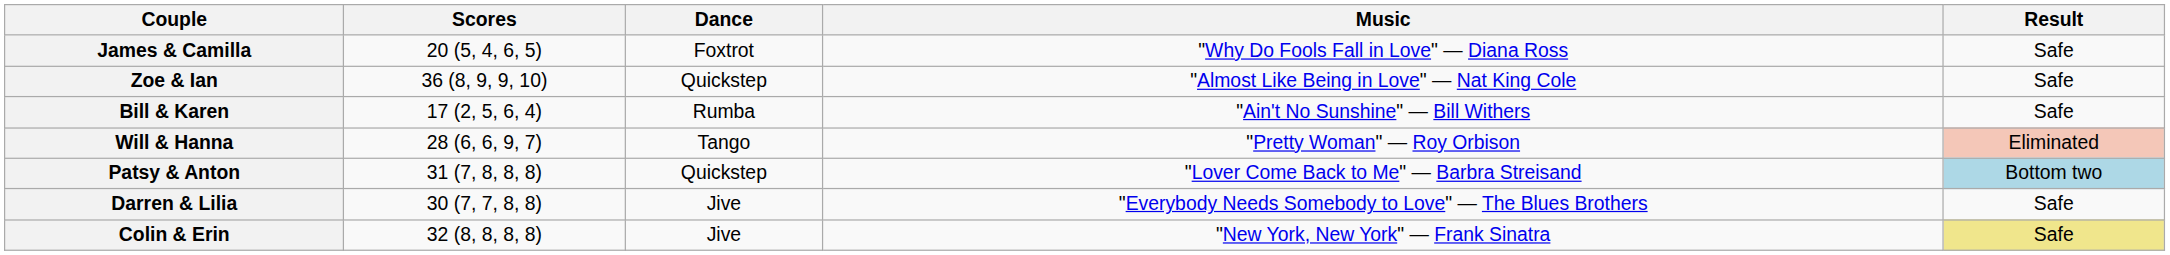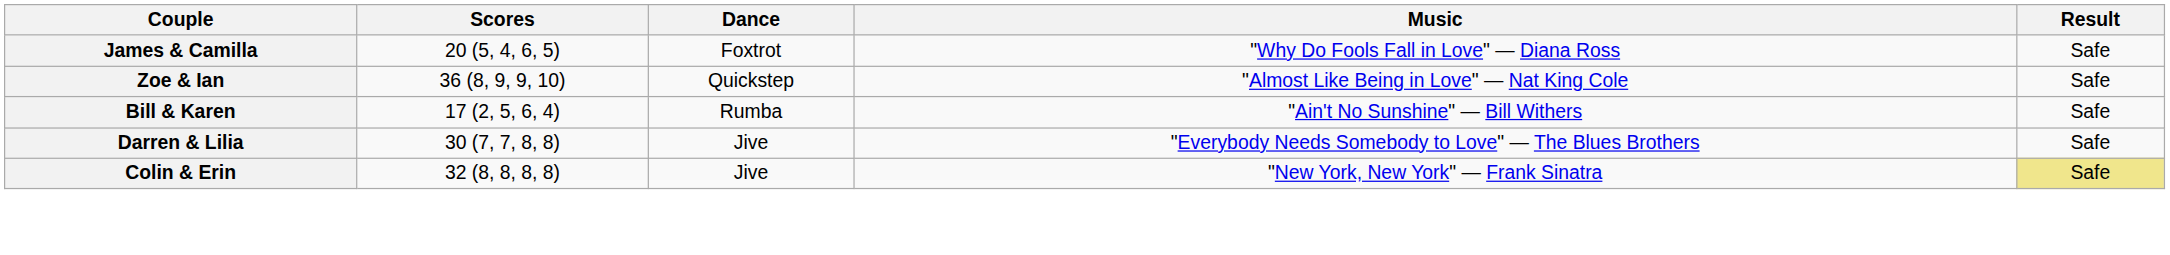- row: (174, 142)
- row: (174, 173)
